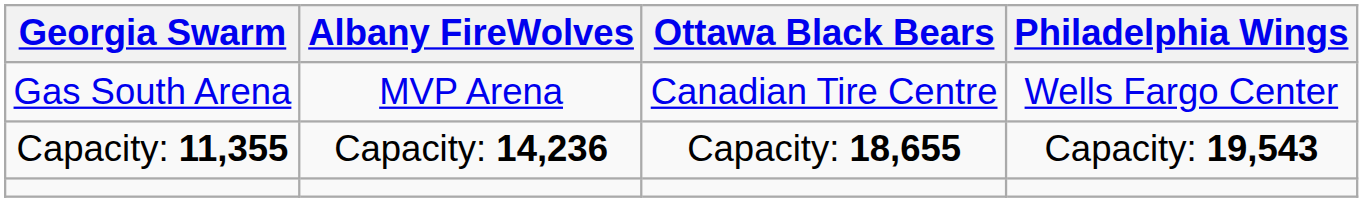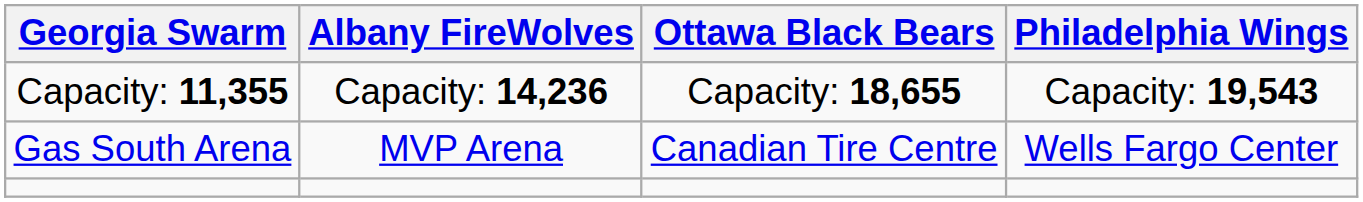rows swapped: (152, 91) <-> (152, 149)
